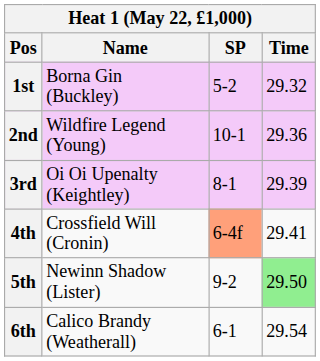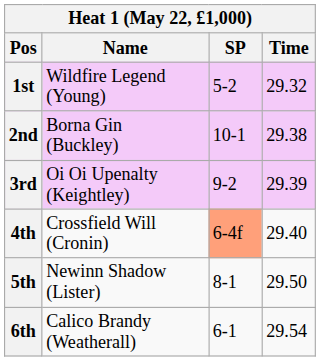(84, 86) Borna Gin (Buckley) -> (106, 86) Wildfire Legend (Young)
(106, 135) Wildfire Legend (Young) -> (84, 135) Borna Gin (Buckley)
(287, 135) 29.36 -> (287, 135) 29.38
(225, 184) 8-1 -> (225, 184) 9-2
(287, 233) 29.41 -> (287, 233) 29.40
(225, 282) 9-2 -> (225, 282) 8-1
(287, 282) lightgreen background -> (287, 282) no background
